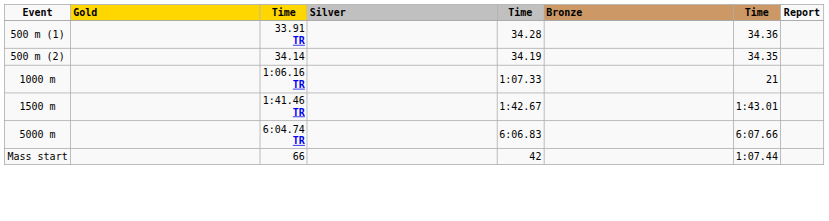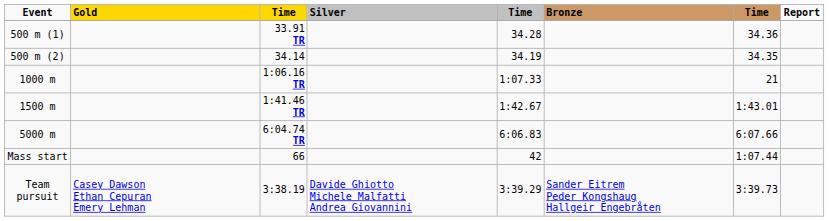+ row: (284, 190)
